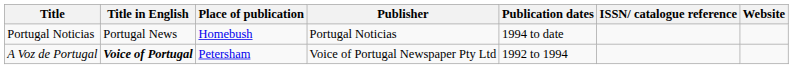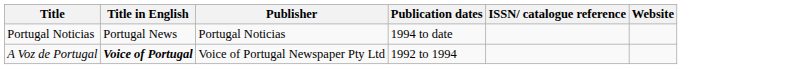- column: (251, 14)
